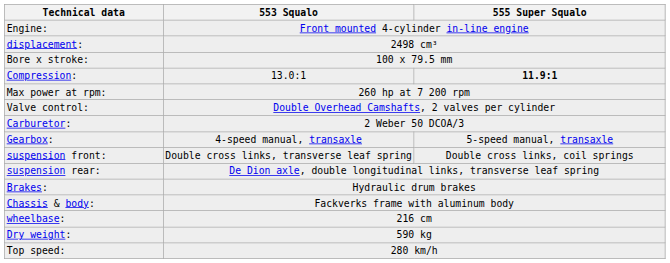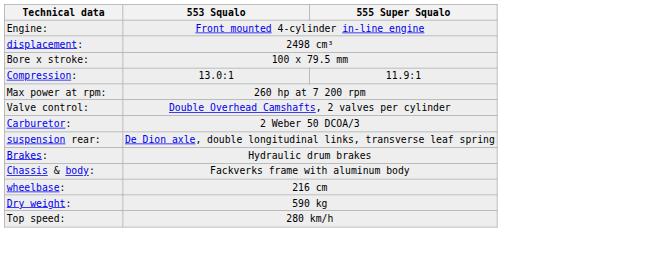(540, 76) bold -> (403, 76) normal
- row: (33, 139)
- row: (60, 155)
